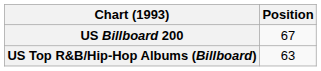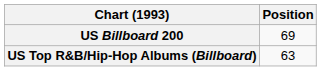(288, 35) 67 -> (288, 35) 69
